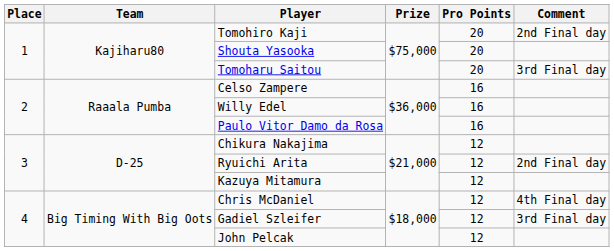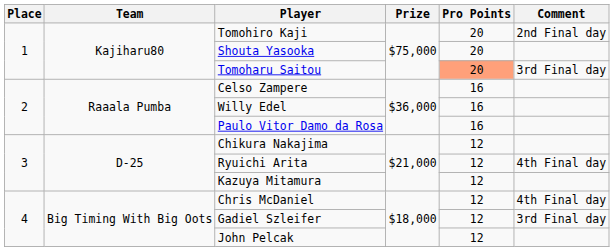(477, 70) no background -> (477, 70) lightsalmon background
(561, 163) 2nd Final day -> (561, 163) 4th Final day
